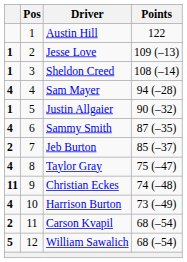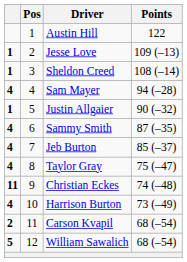(10, 147) 2 -> (10, 147) 4
